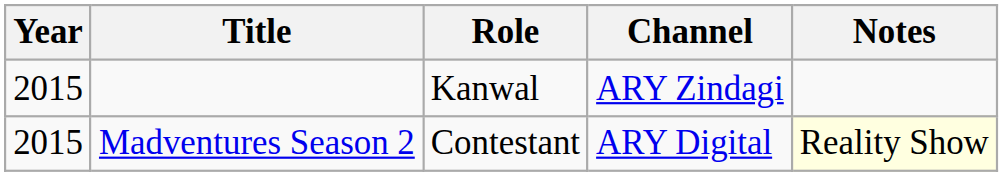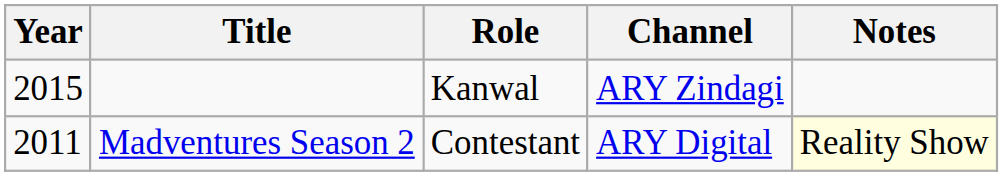(48, 142) 2015 -> (47, 142) 2011
